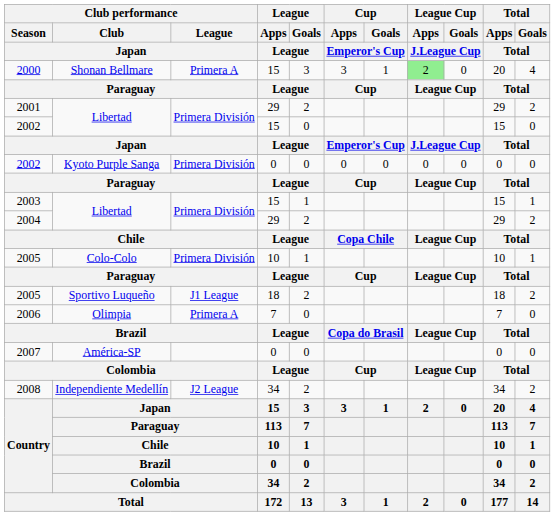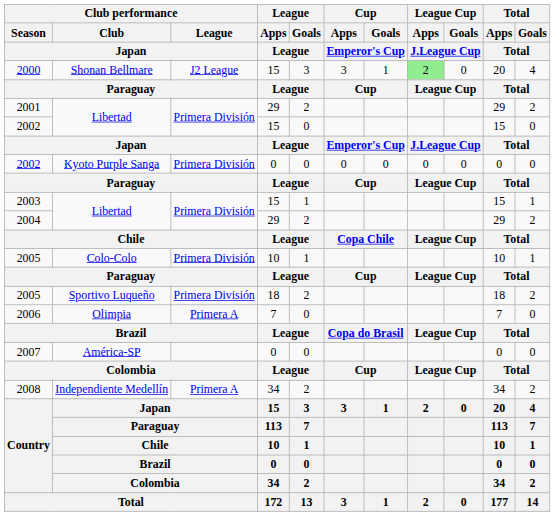(214, 70) Primera A -> (214, 70) J2 League
(214, 295) J1 League -> (214, 295) Primera División
(214, 389) J2 League -> (214, 389) Primera A
